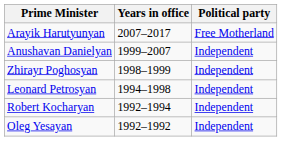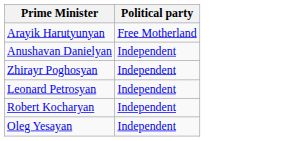- column: (153, 13)
